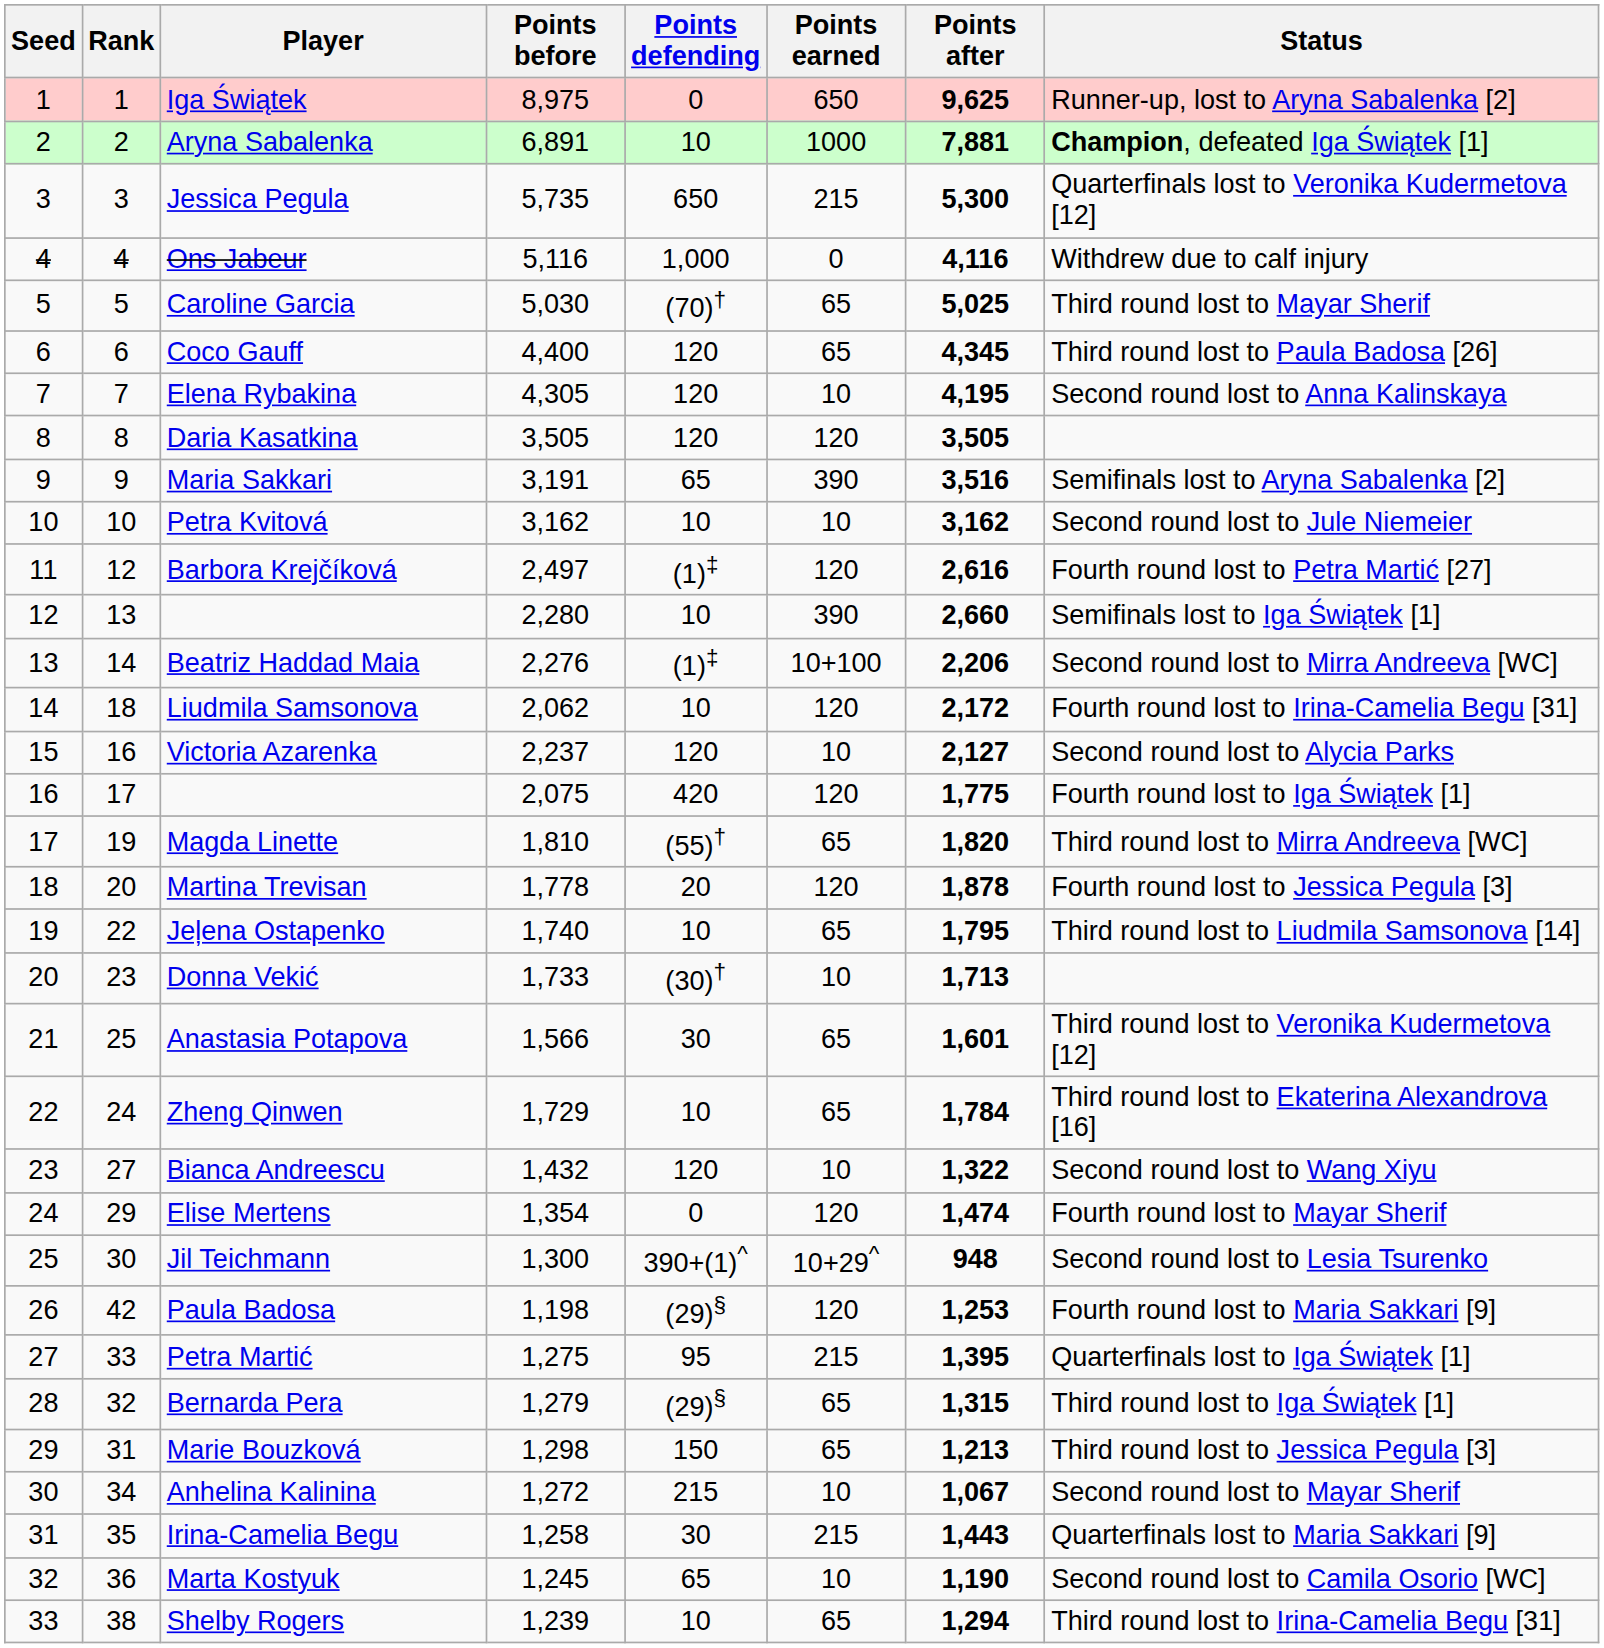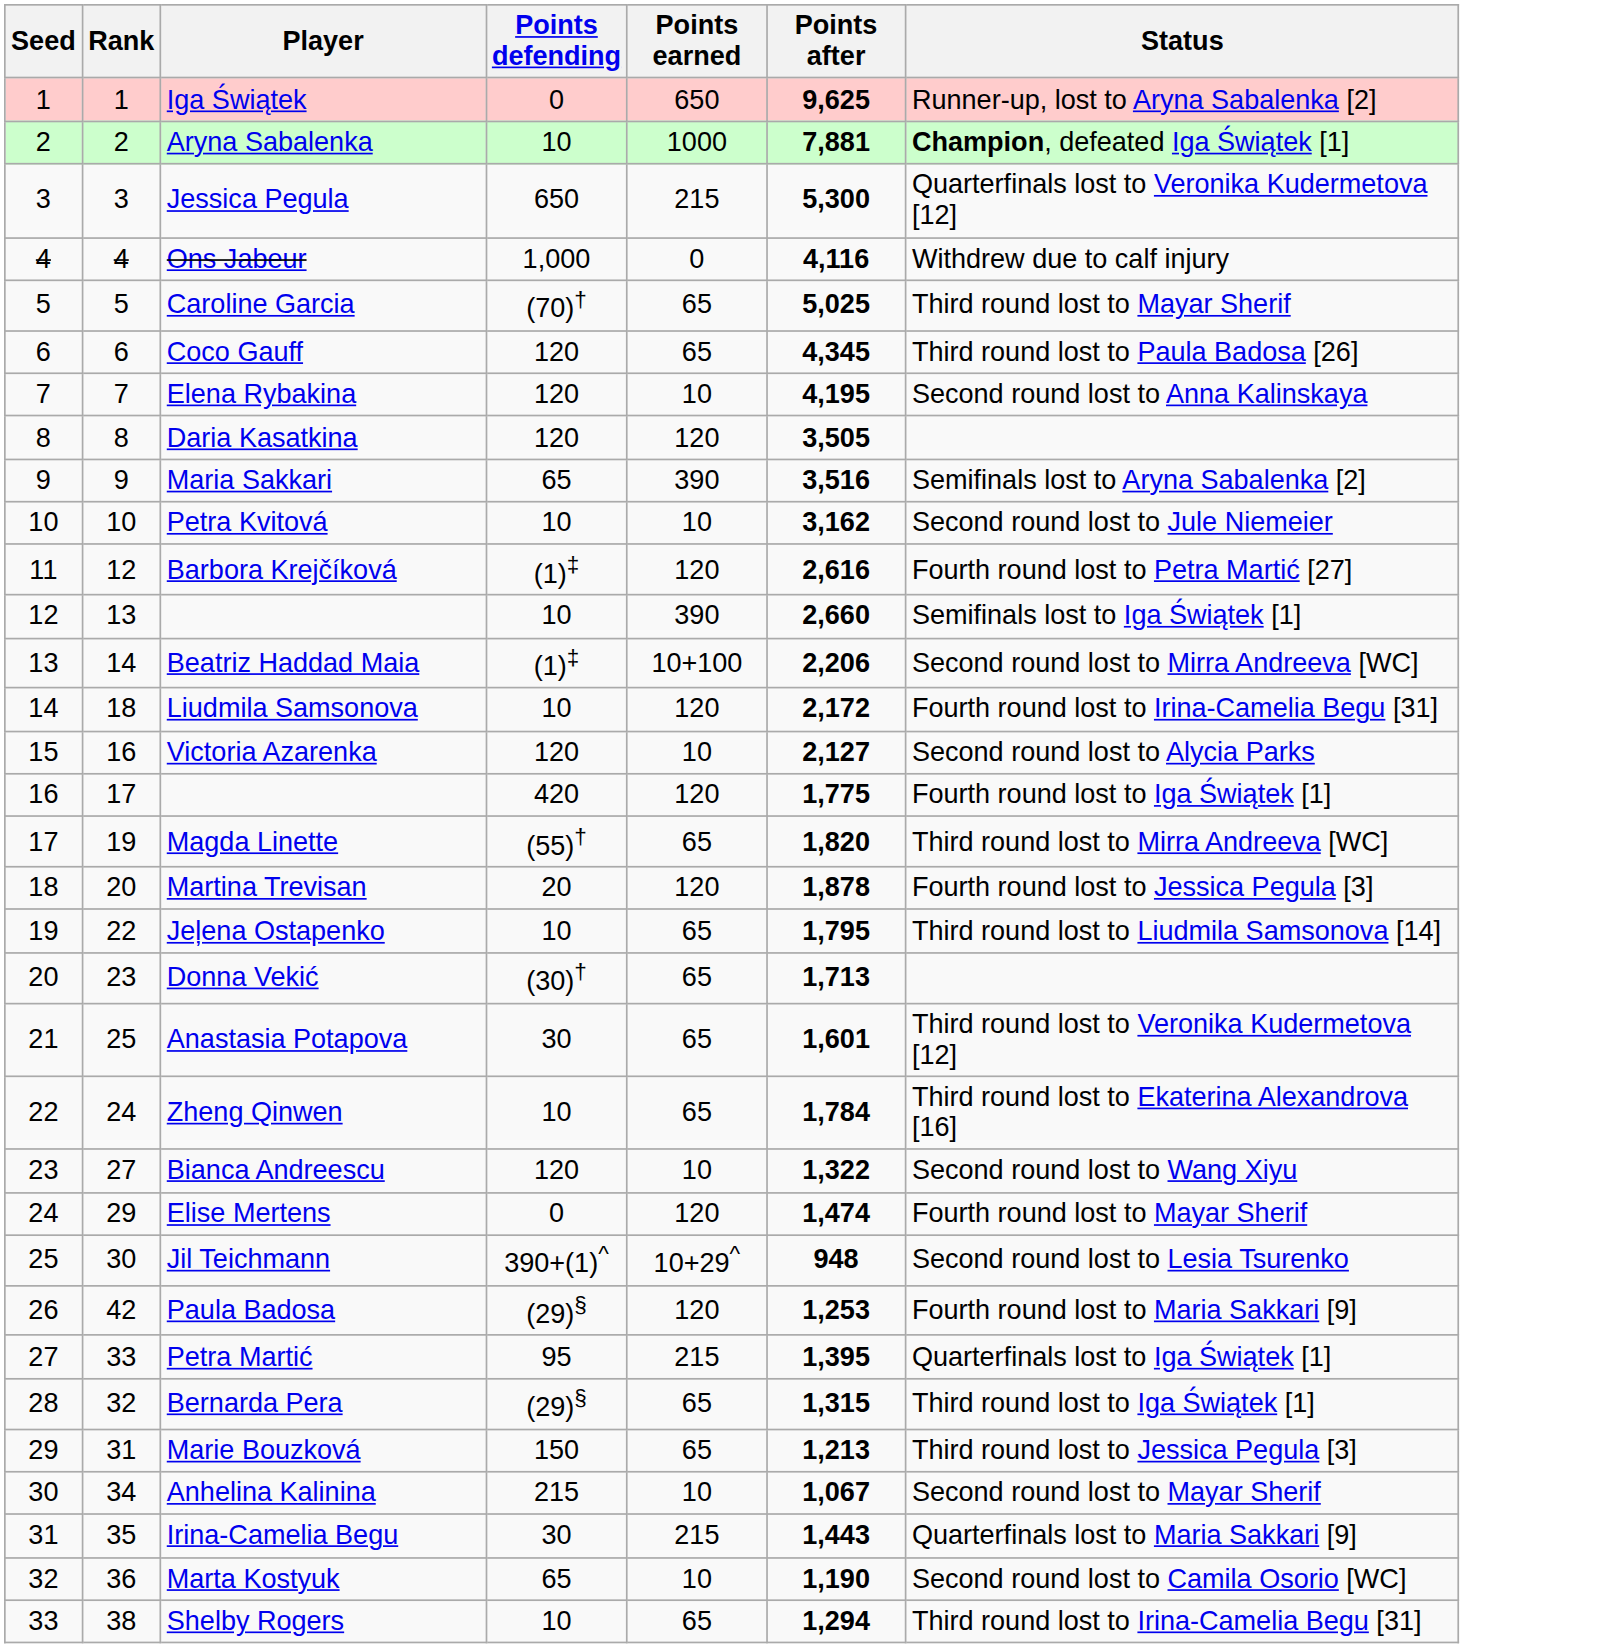- column: (555, 41)
(836, 977) 10 -> (697, 977) 65
